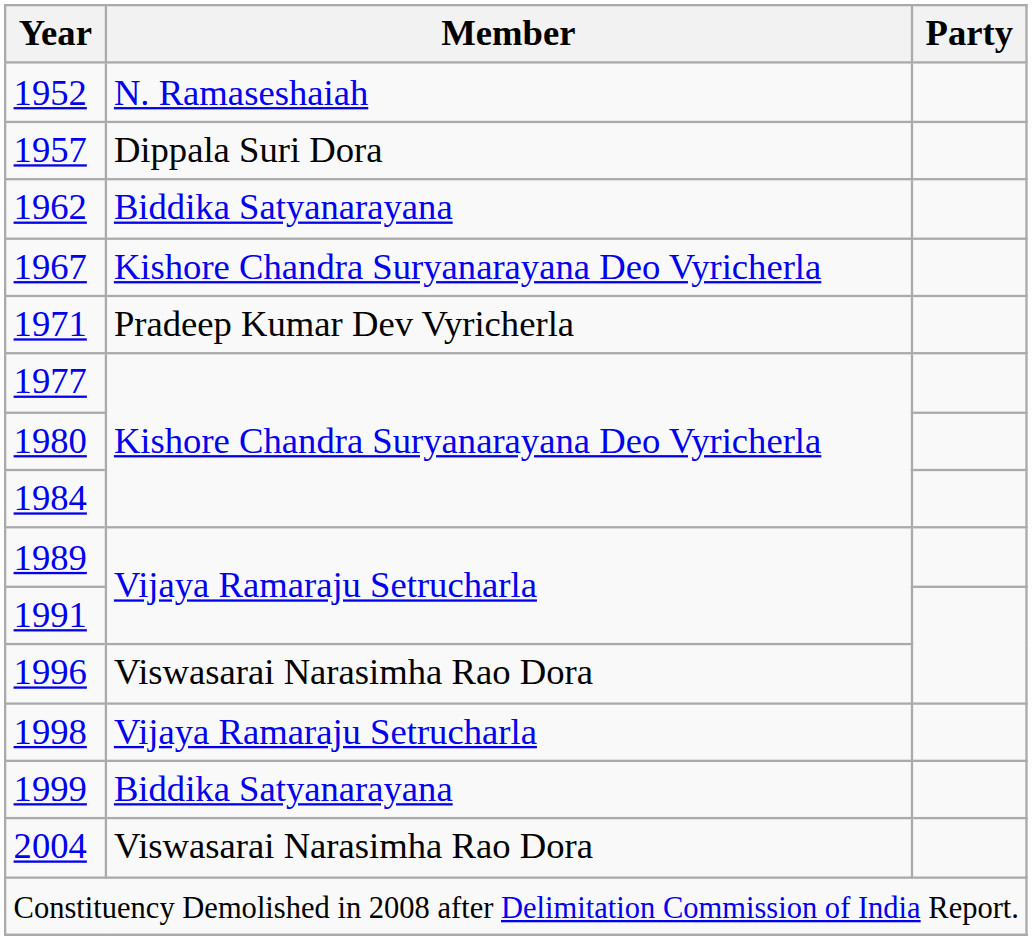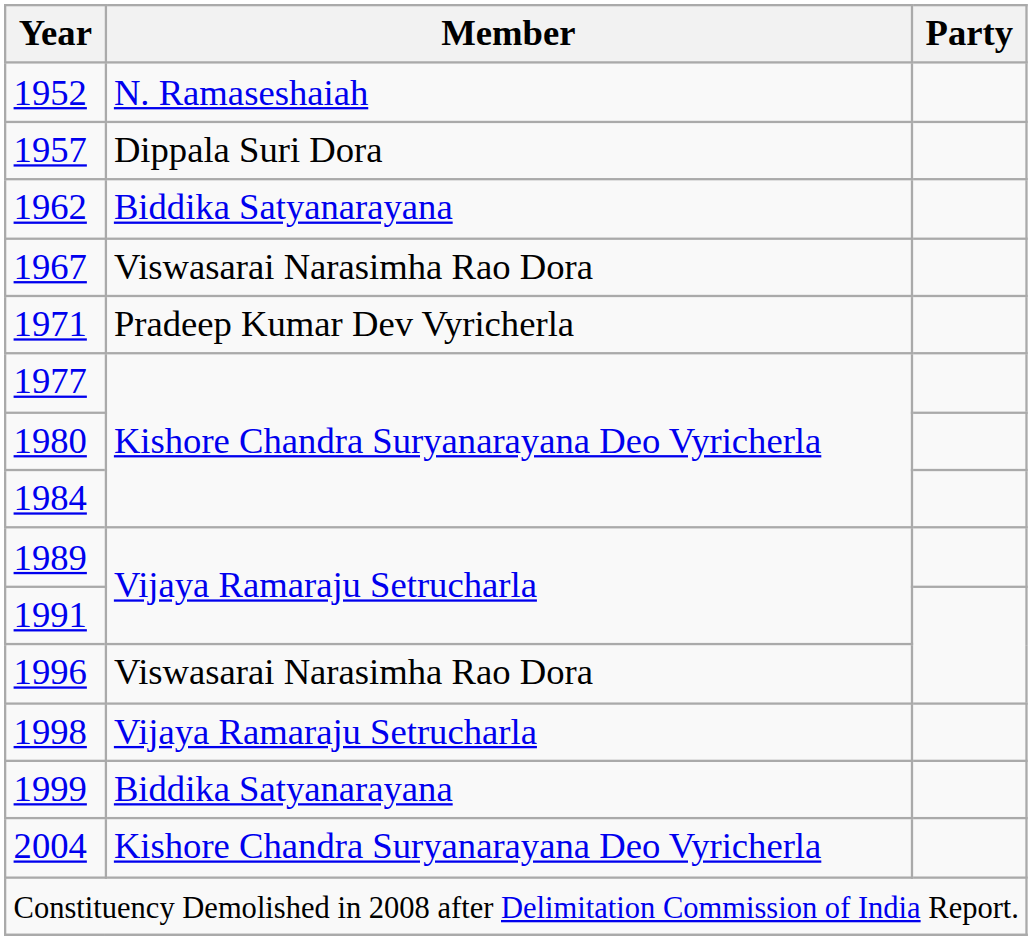(468, 265) Kishore Chandra Suryanarayana Deo Vyricherla -> (353, 265) Viswasarai Narasimha Rao Dora
(353, 847) Viswasarai Narasimha Rao Dora -> (468, 847) Kishore Chandra Suryanarayana Deo Vyricherla
